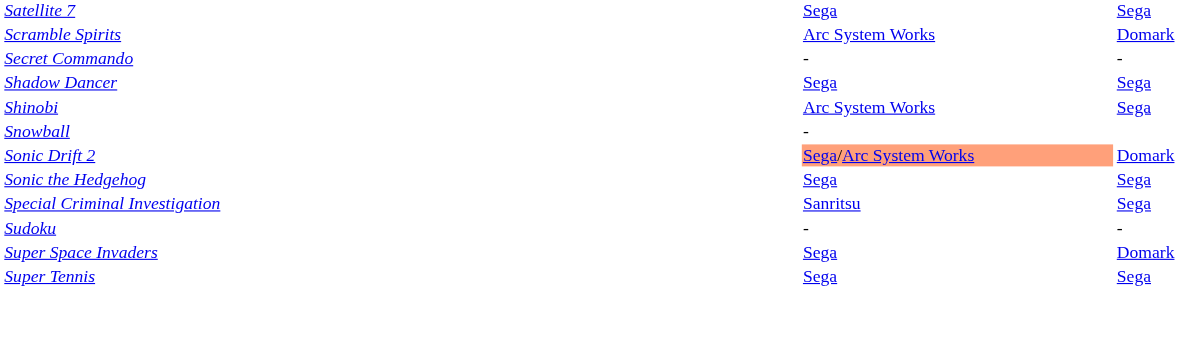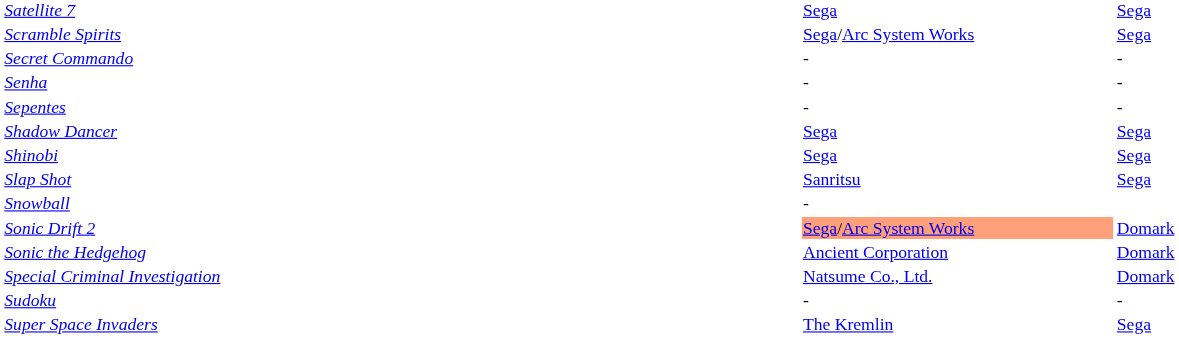(869, 34) Arc System Works -> (889, 34) Sega/Arc System Works
(1146, 34) Domark -> (1134, 34) Sega
+ row: (26, 82)
+ row: (35, 106)
(869, 106) Arc System Works -> (820, 155) Sega
+ row: (38, 179)
(820, 179) Sega -> (876, 252) Ancient Corporation
(1134, 179) Sega -> (1146, 252) Domark
(832, 203) Sanritsu -> (868, 276) Natsume Co., Ltd.
(1134, 203) Sega -> (1146, 276) Domark
(820, 252) Sega -> (848, 324) The Kremlin
(1146, 252) Domark -> (1134, 324) Sega
- row: (50, 276)
